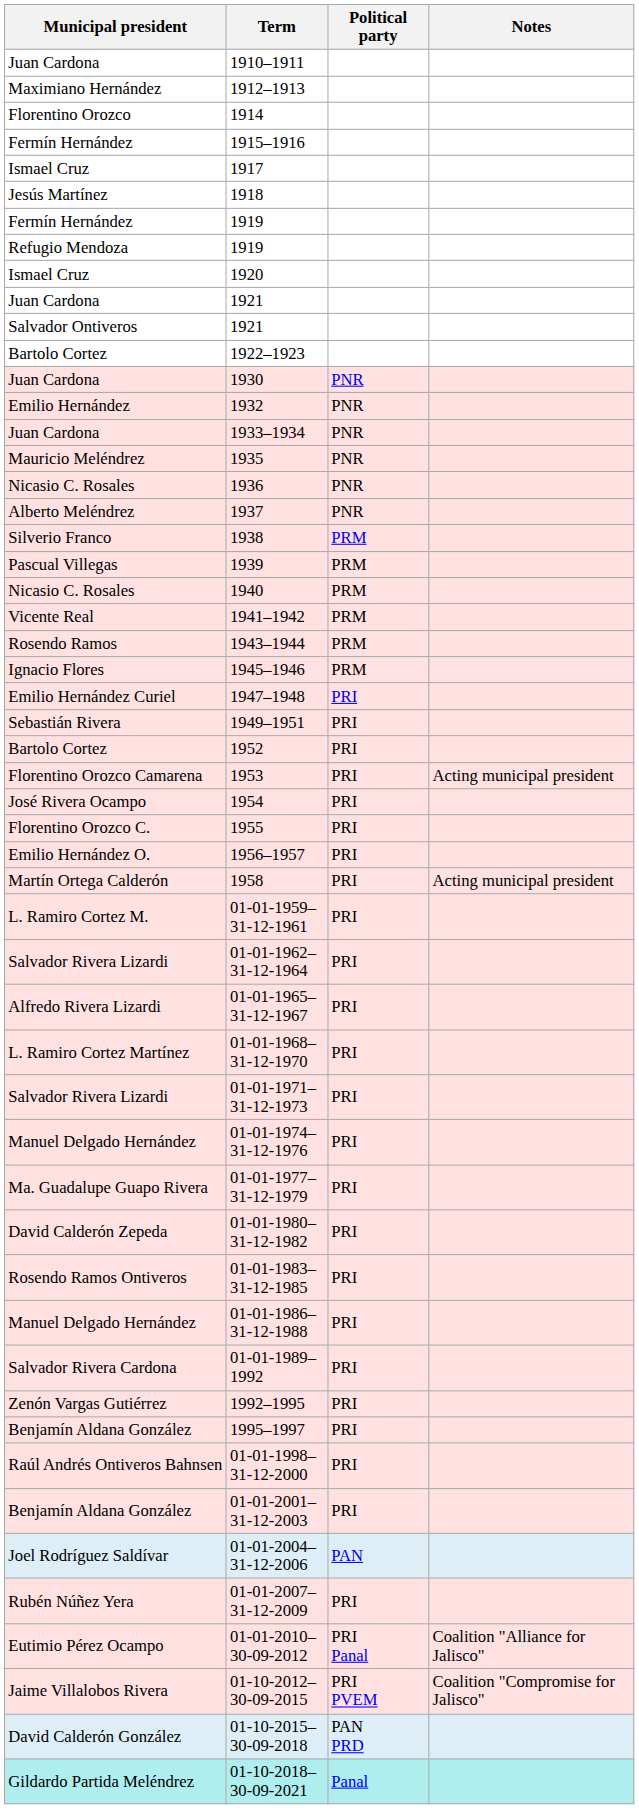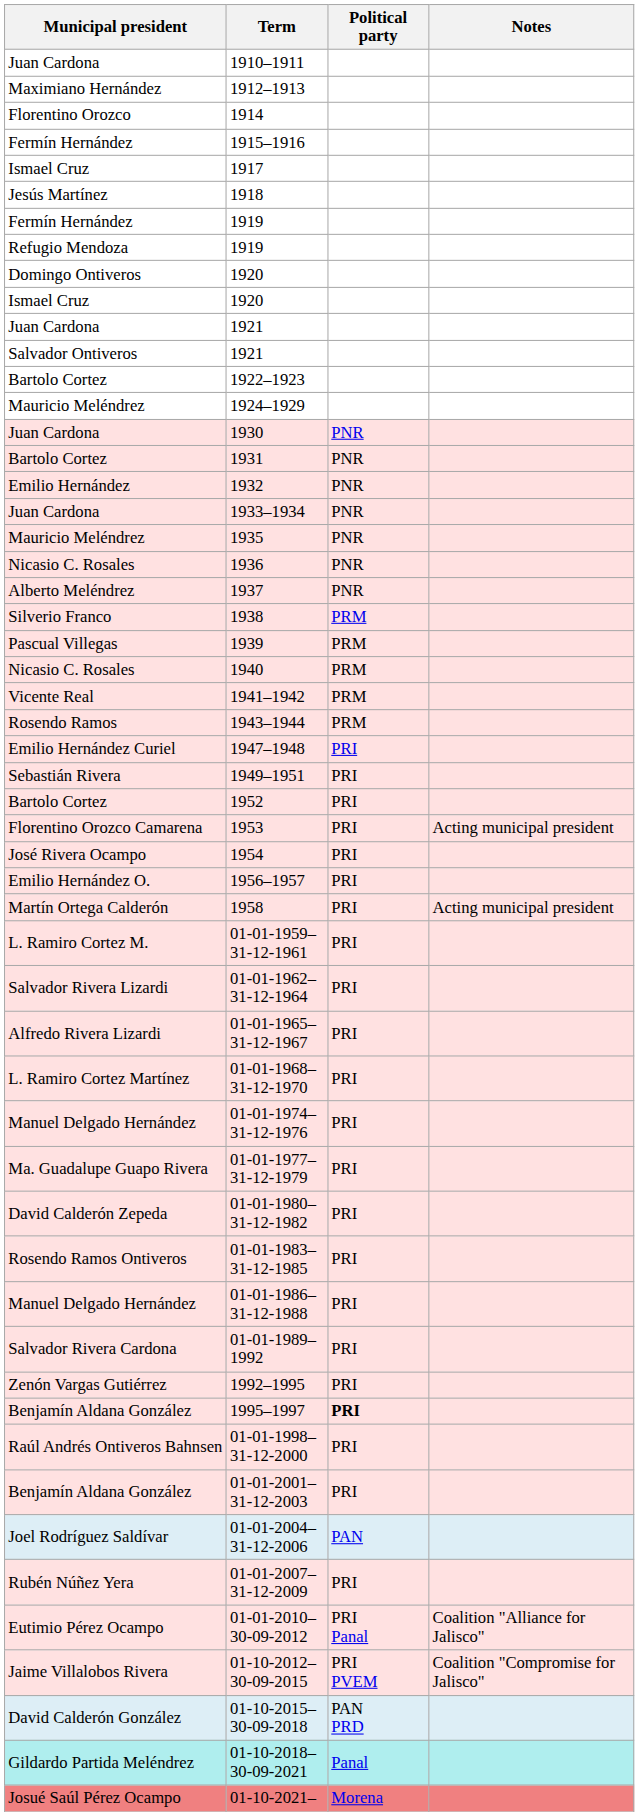+ row: (75, 273)
+ row: (77, 405)
+ row: (58, 458)
- row: (56, 669)
- row: (79, 828)
- row: (88, 1097)
(344, 1429) normal -> (346, 1411) bold
+ row: (95, 1798)
